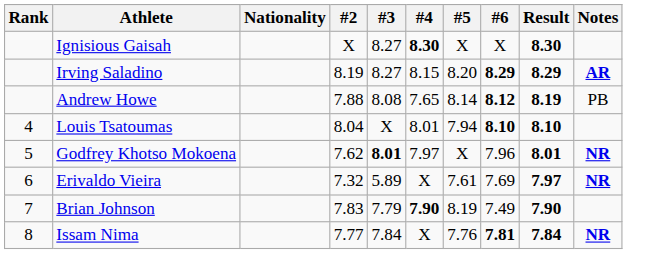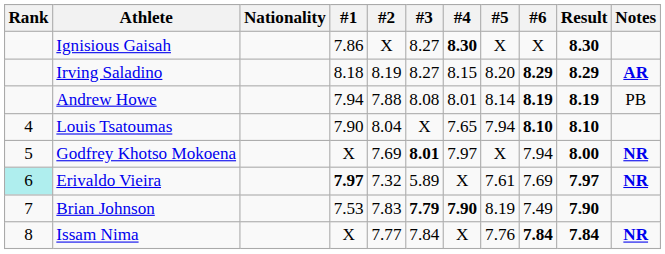+ column: (349, 18)
(424, 99) 7.65 -> (462, 99) 8.01
(500, 99) 8.12 -> (538, 99) 8.19
(424, 126) 8.01 -> (462, 126) 7.65
(349, 153) 7.62 -> (386, 153) 7.69
(500, 153) 7.96 -> (538, 153) 7.94
(546, 153) 8.01 -> (584, 153) 8.00
(28, 180) no background -> (28, 180) paleturquoise background
(386, 208) normal -> (424, 208) bold
(500, 235) 7.81 -> (538, 235) 7.84
